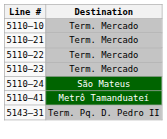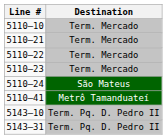+ row: (25, 112)
